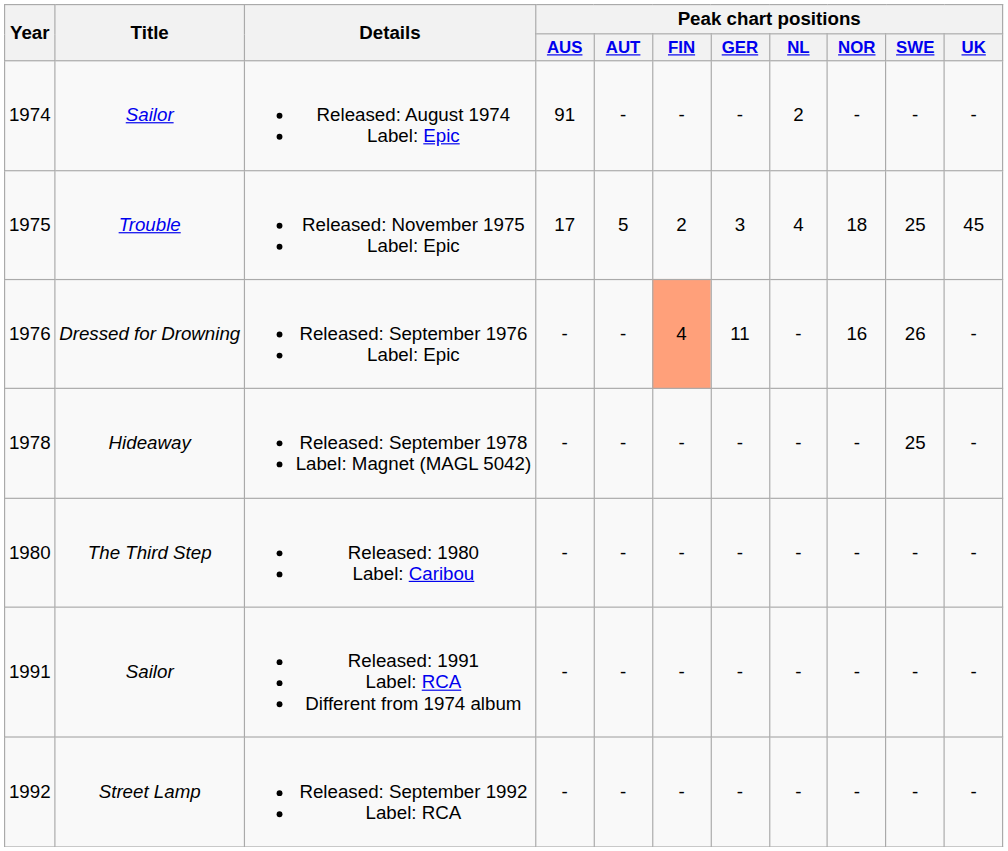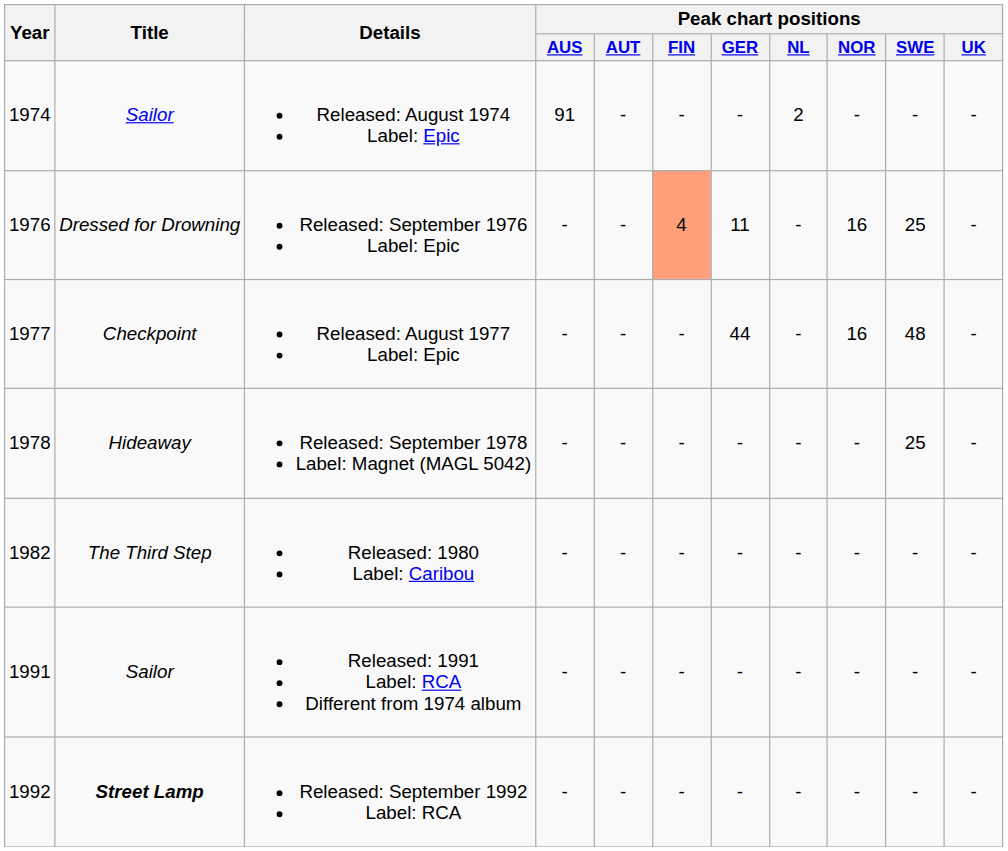- row: (390, 235)
(915, 333) 26 -> (915, 224) 25
+ row: (390, 345)
(30, 552) 1980 -> (30, 552) 1982
(150, 791) normal -> (150, 791) bold
